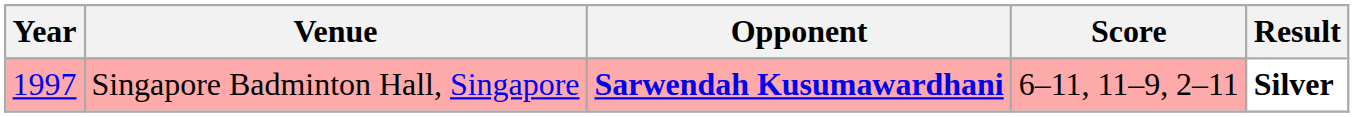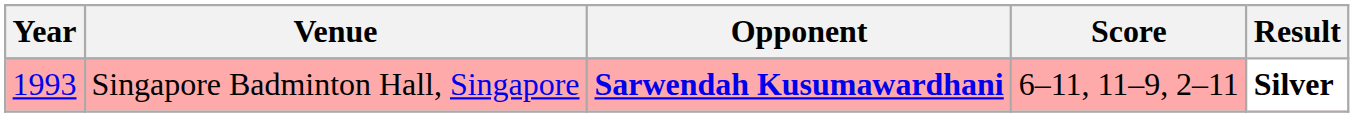(45, 83) 1997 -> (45, 83) 1993
